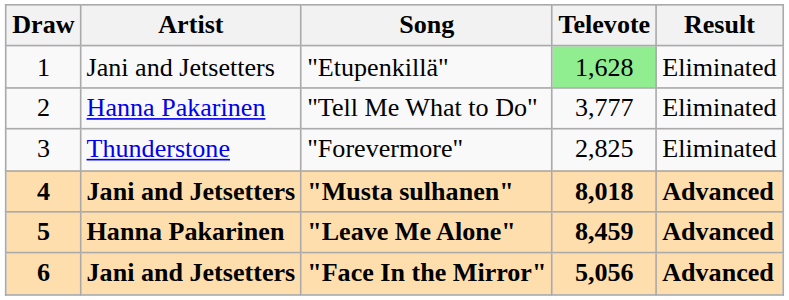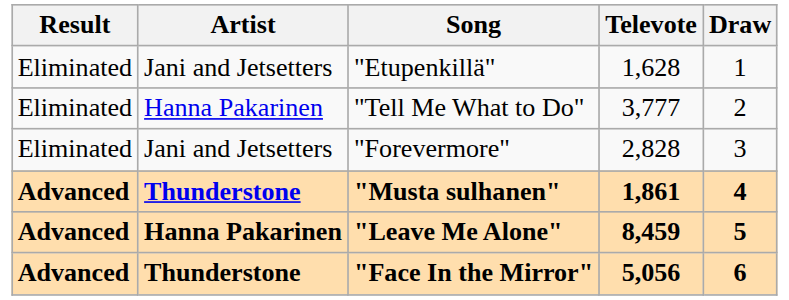columns swapped: (43, 25) <-> (719, 25)
(604, 66) lightgreen background -> (651, 66) no background
(158, 149) Thunderstone -> (238, 149) Jani and Jetsetters
(604, 149) 2,825 -> (651, 149) 2,828
(191, 190) Jani and Jetsetters -> (222, 190) Thunderstone
(604, 190) 8,018 -> (651, 190) 1,861
(191, 273) Jani and Jetsetters -> (222, 273) Thunderstone
